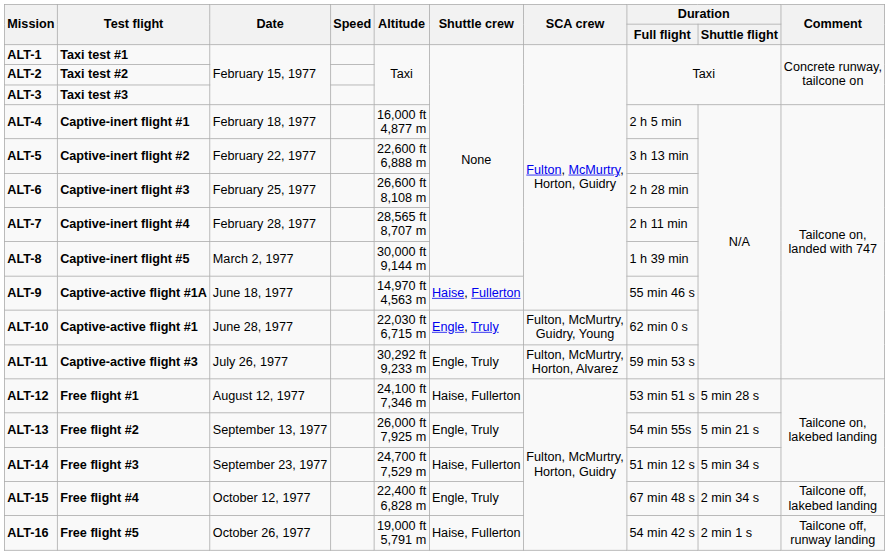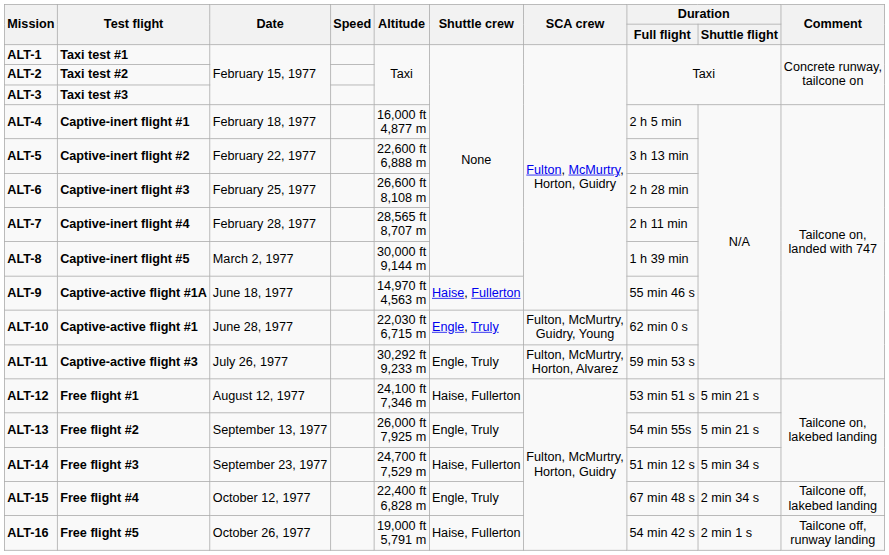(730, 395) 5 min 28 s -> (730, 395) 5 min 21 s
